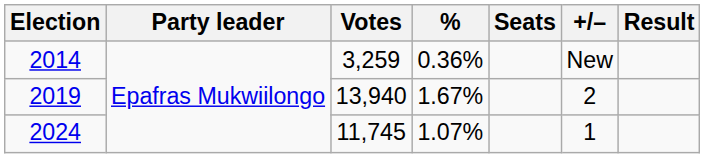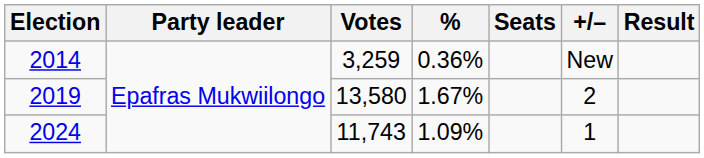(371, 96) 13,940 -> (371, 96) 13,580
(371, 133) 11,745 -> (371, 133) 11,743
(450, 133) 1.07% -> (450, 133) 1.09%
